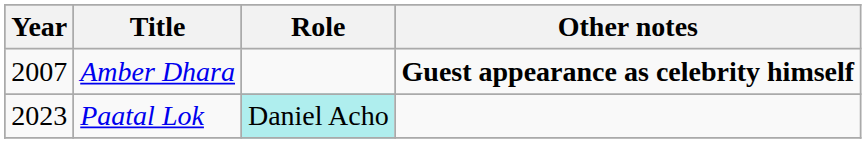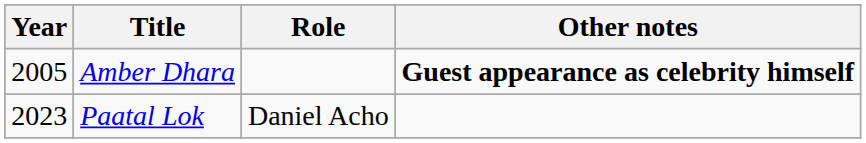(39, 71) 2007 -> (39, 71) 2005
(318, 115) paleturquoise background -> (318, 115) no background
